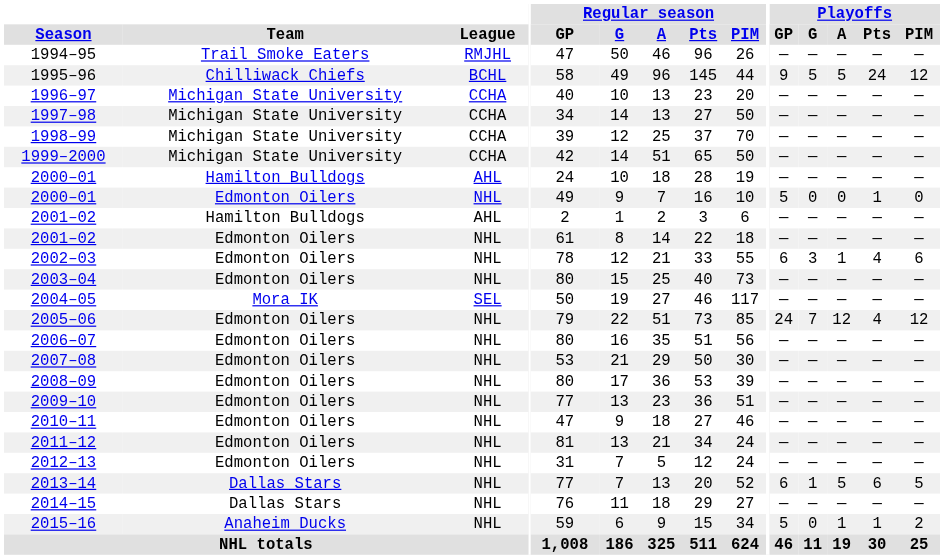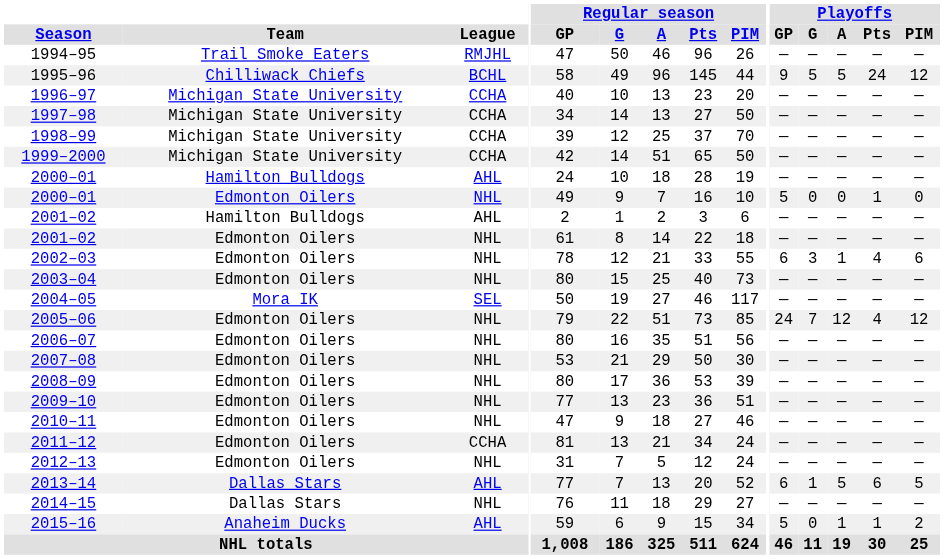(488, 443) NHL -> (488, 443) CCHA
(488, 483) NHL -> (488, 483) AHL
(488, 524) NHL -> (488, 524) AHL
